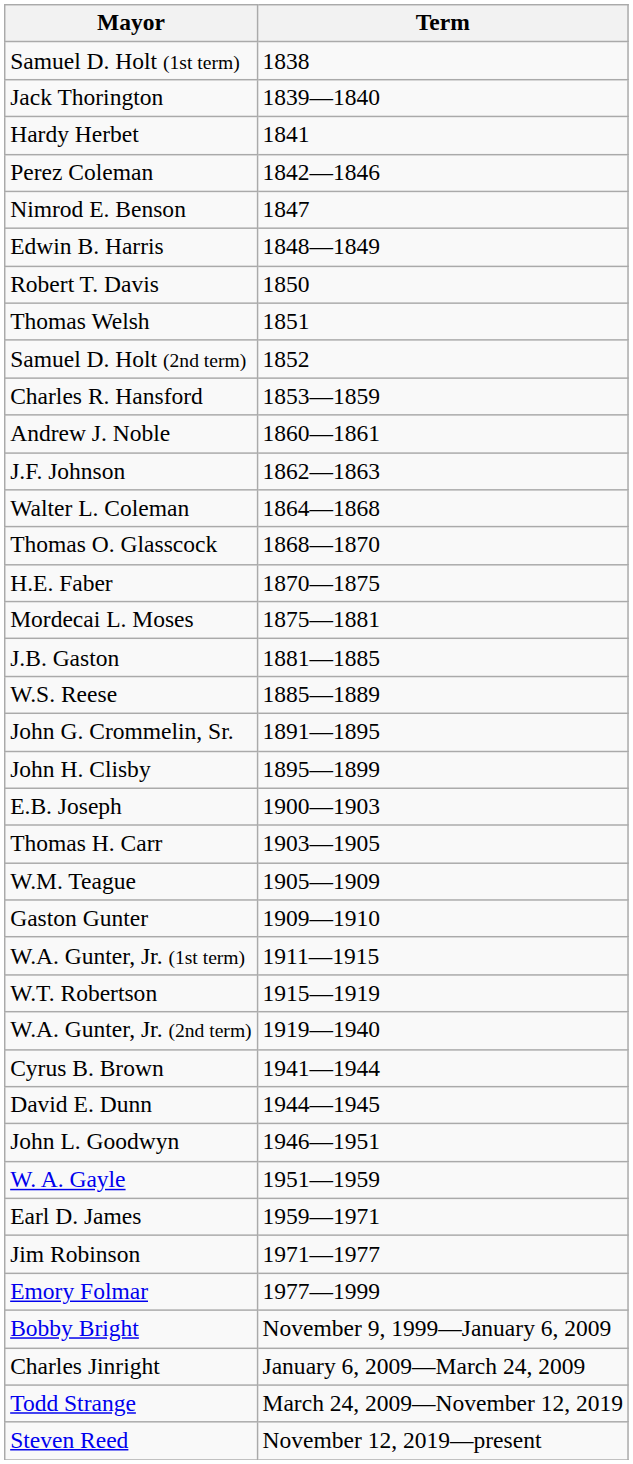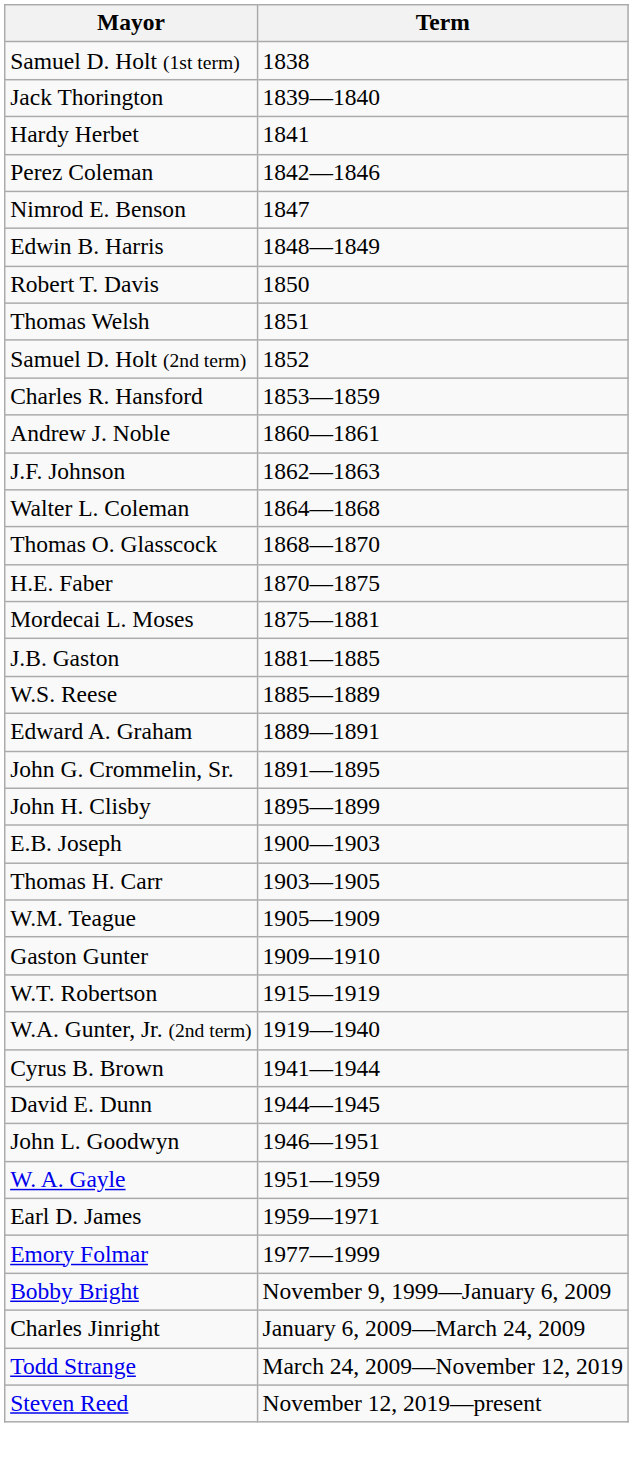+ row: (101, 731)
- row: (128, 955)
- row: (75, 1254)
